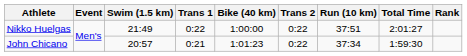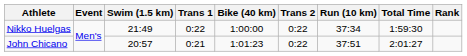(348, 28) 37:51 -> (348, 28) 37:34
(406, 28) 2:01:27 -> (406, 28) 1:59:30
(348, 44) 37:34 -> (348, 44) 37:51
(406, 44) 1:59:30 -> (406, 44) 2:01:27
